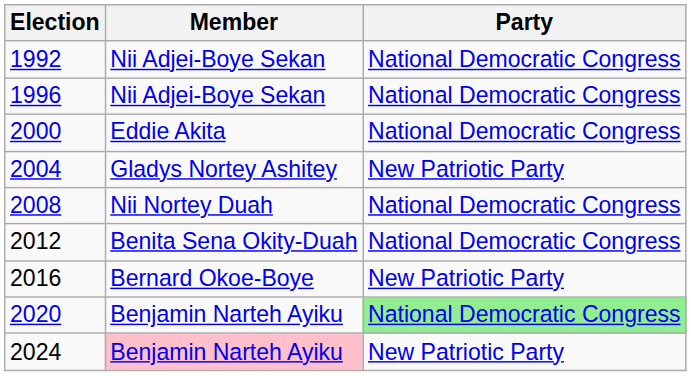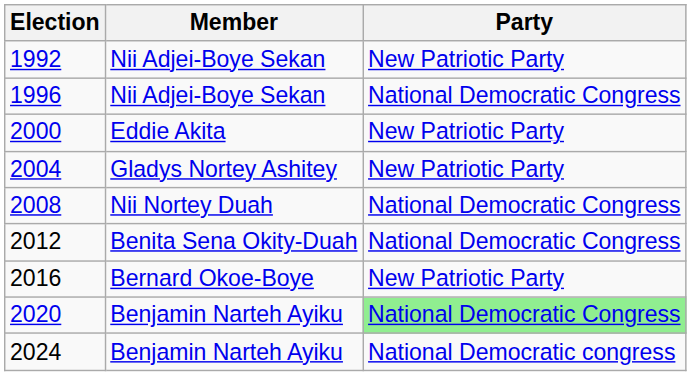(524, 59) National Democratic Congress -> (466, 59) New Patriotic Party
(524, 132) National Democratic Congress -> (466, 132) New Patriotic Party
(227, 351) pink background -> (227, 351) no background
(466, 351) New Patriotic Party -> (522, 351) National Democratic congress
